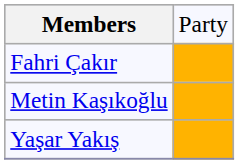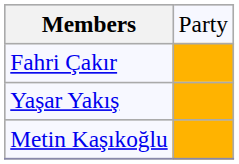rows swapped: (89, 101) <-> (65, 139)
